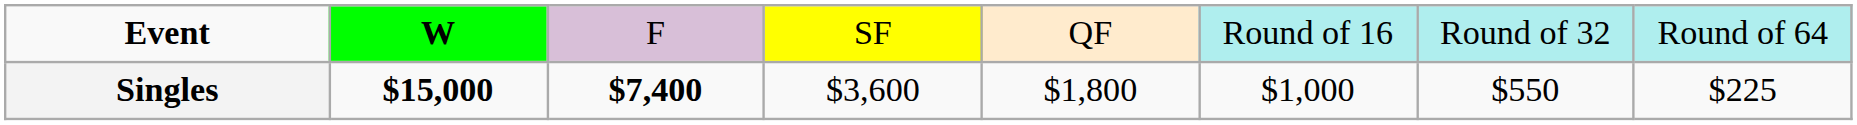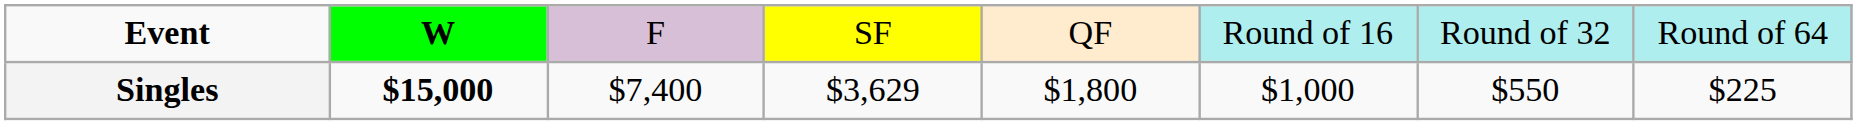(655, 89) bold -> (655, 89) normal
(873, 89) $3,600 -> (873, 89) $3,629
